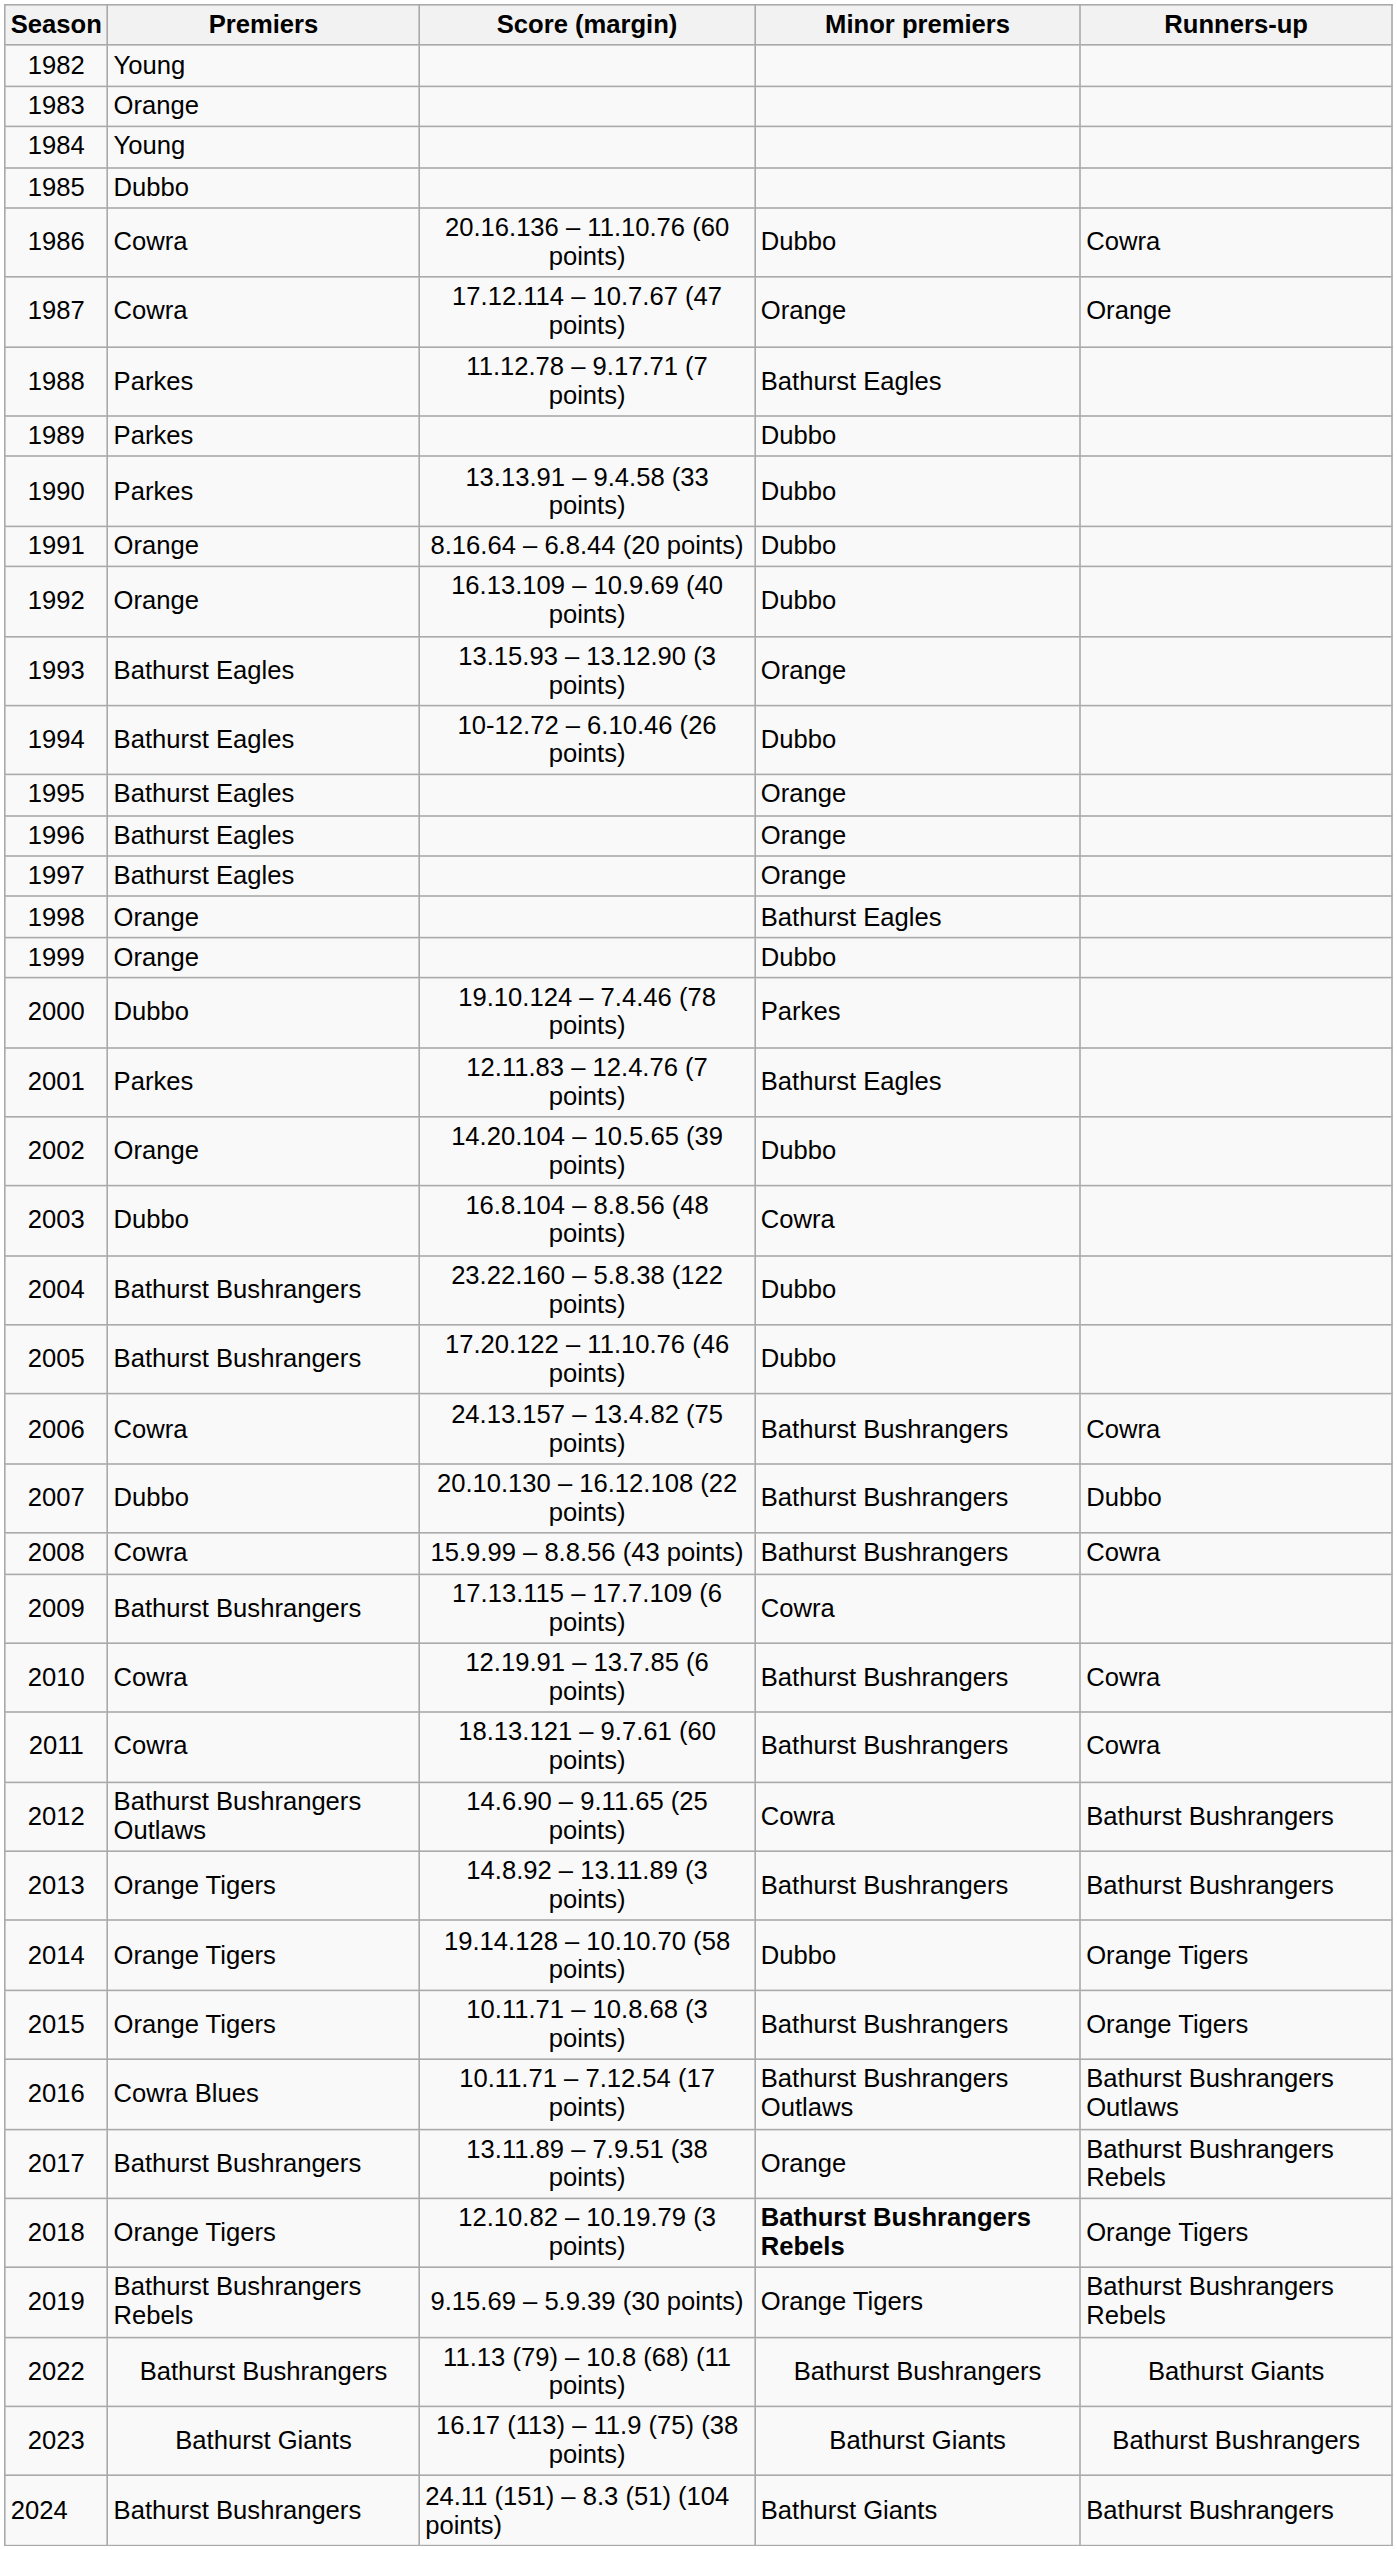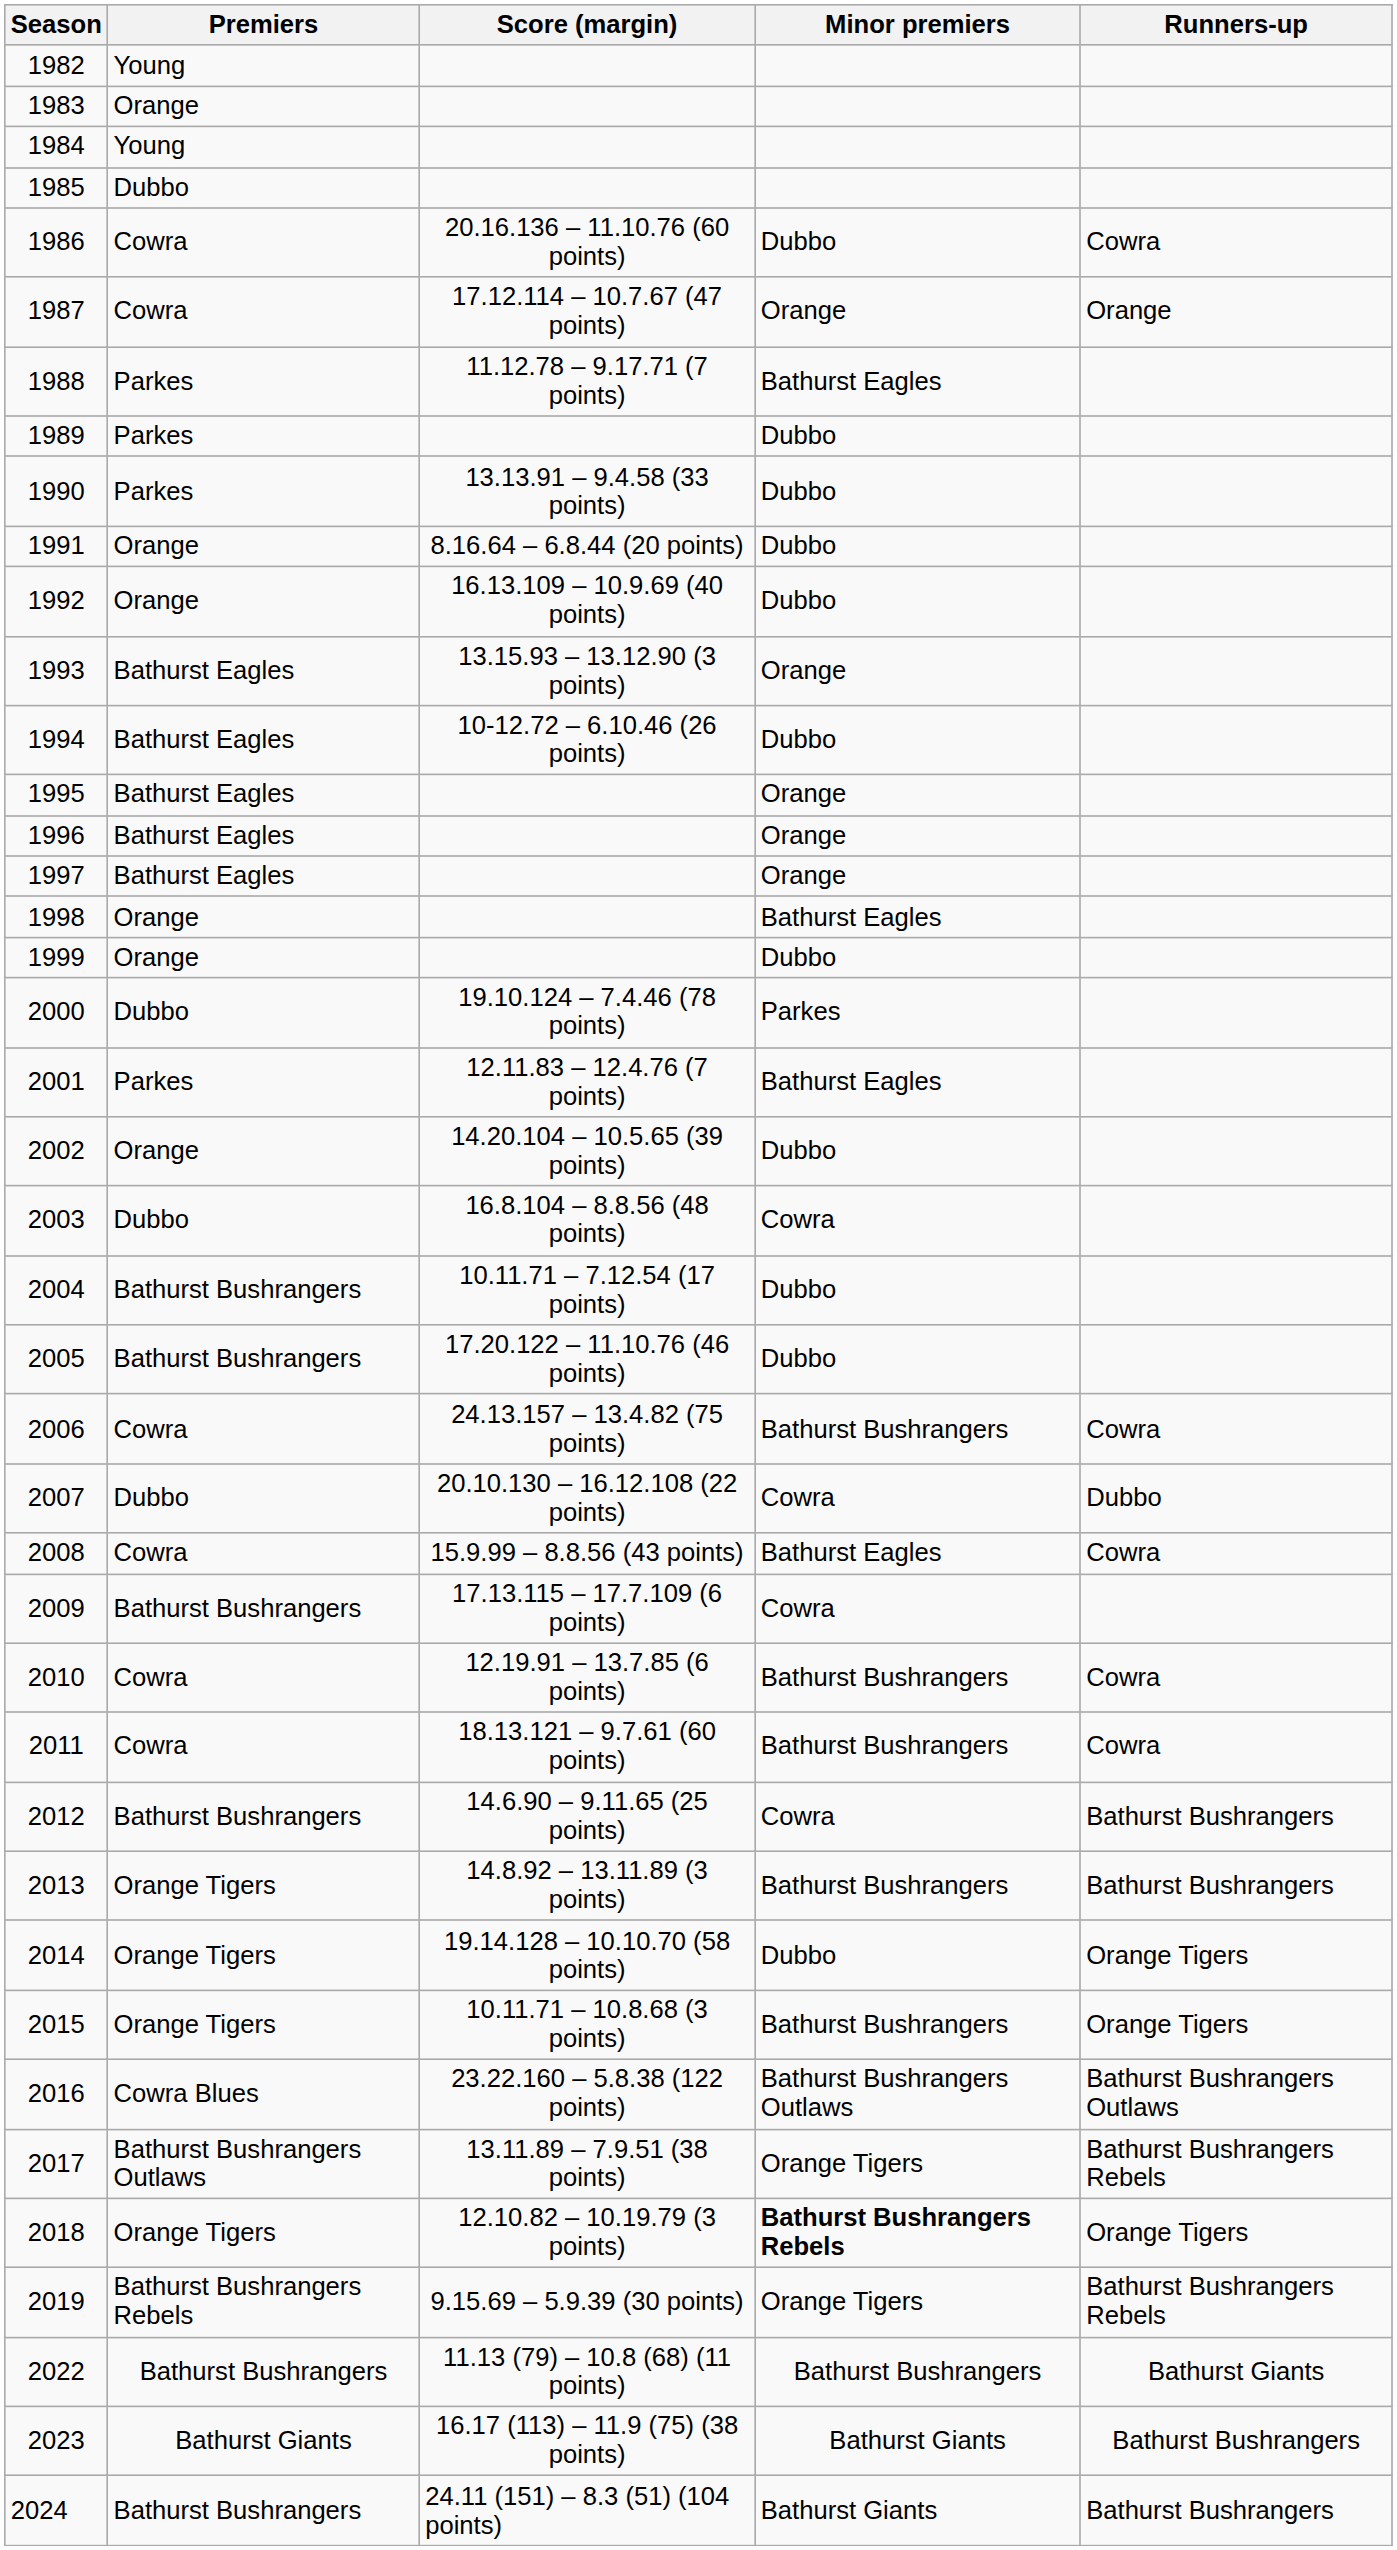(587, 1289) 23.22.160 – 5.8.38 (122 points) -> (587, 1289) 10.11.71 – 7.12.54 (17 points)
(885, 1498) Bathurst Bushrangers -> (798, 1498) Cowra
(885, 1552) Bathurst Bushrangers -> (851, 1552) Bathurst Eagles
(237, 1816) Bathurst Bushrangers Outlaws -> (237, 1816) Bathurst Bushrangers
(587, 2093) 10.11.71 – 7.12.54 (17 points) -> (587, 2093) 23.22.160 – 5.8.38 (122 points)
(237, 2163) Bathurst Bushrangers -> (237, 2163) Bathurst Bushrangers Outlaws
(803, 2163) Orange -> (842, 2163) Orange Tigers
